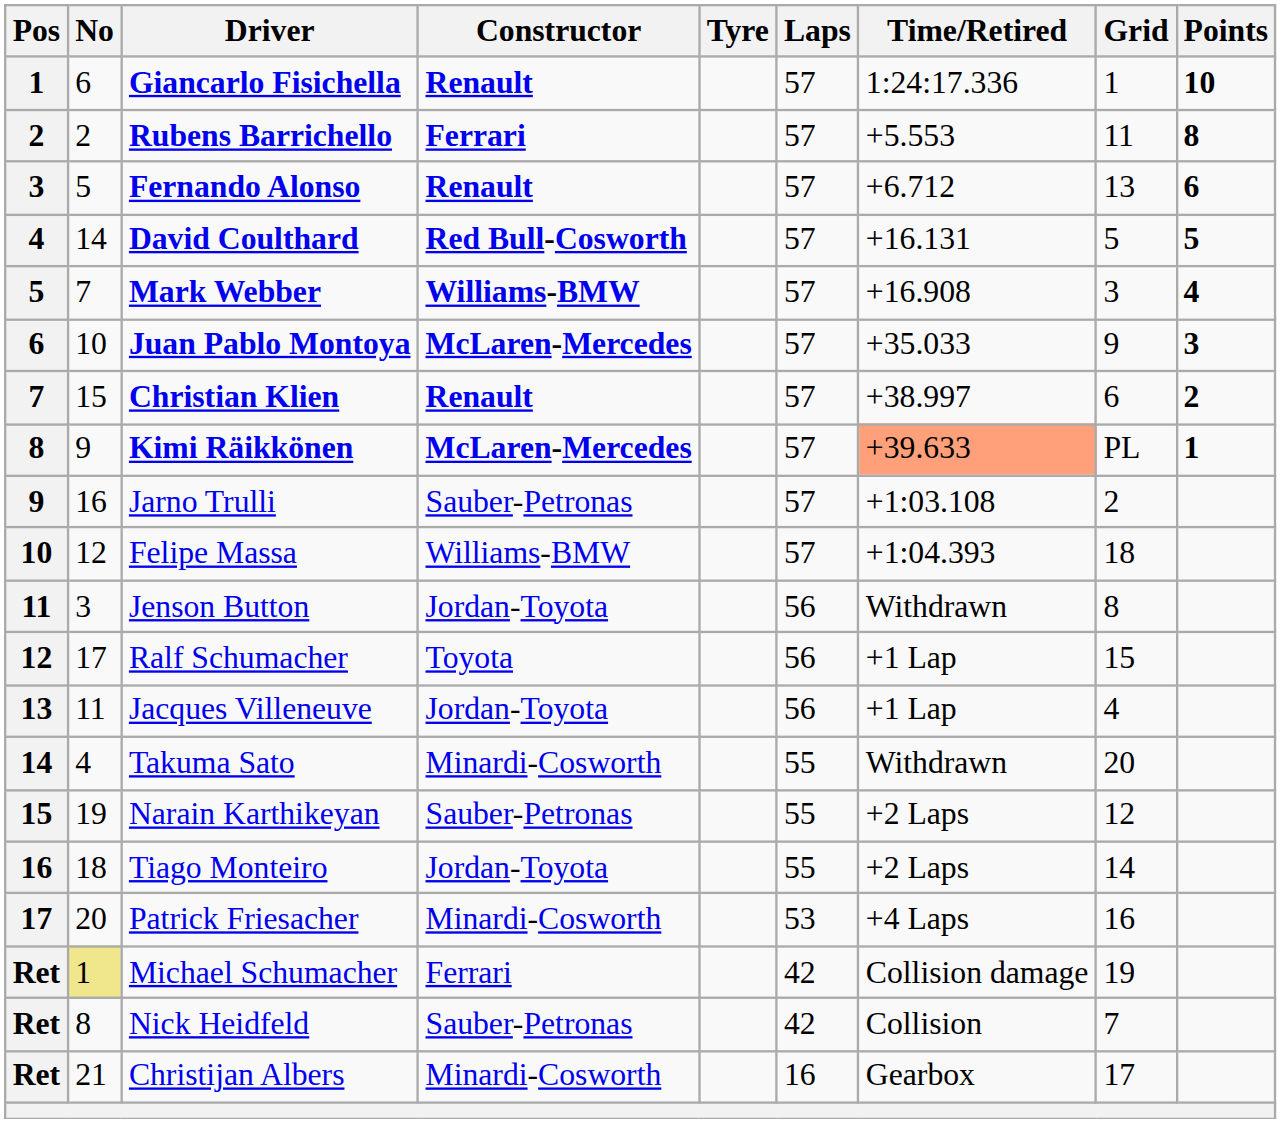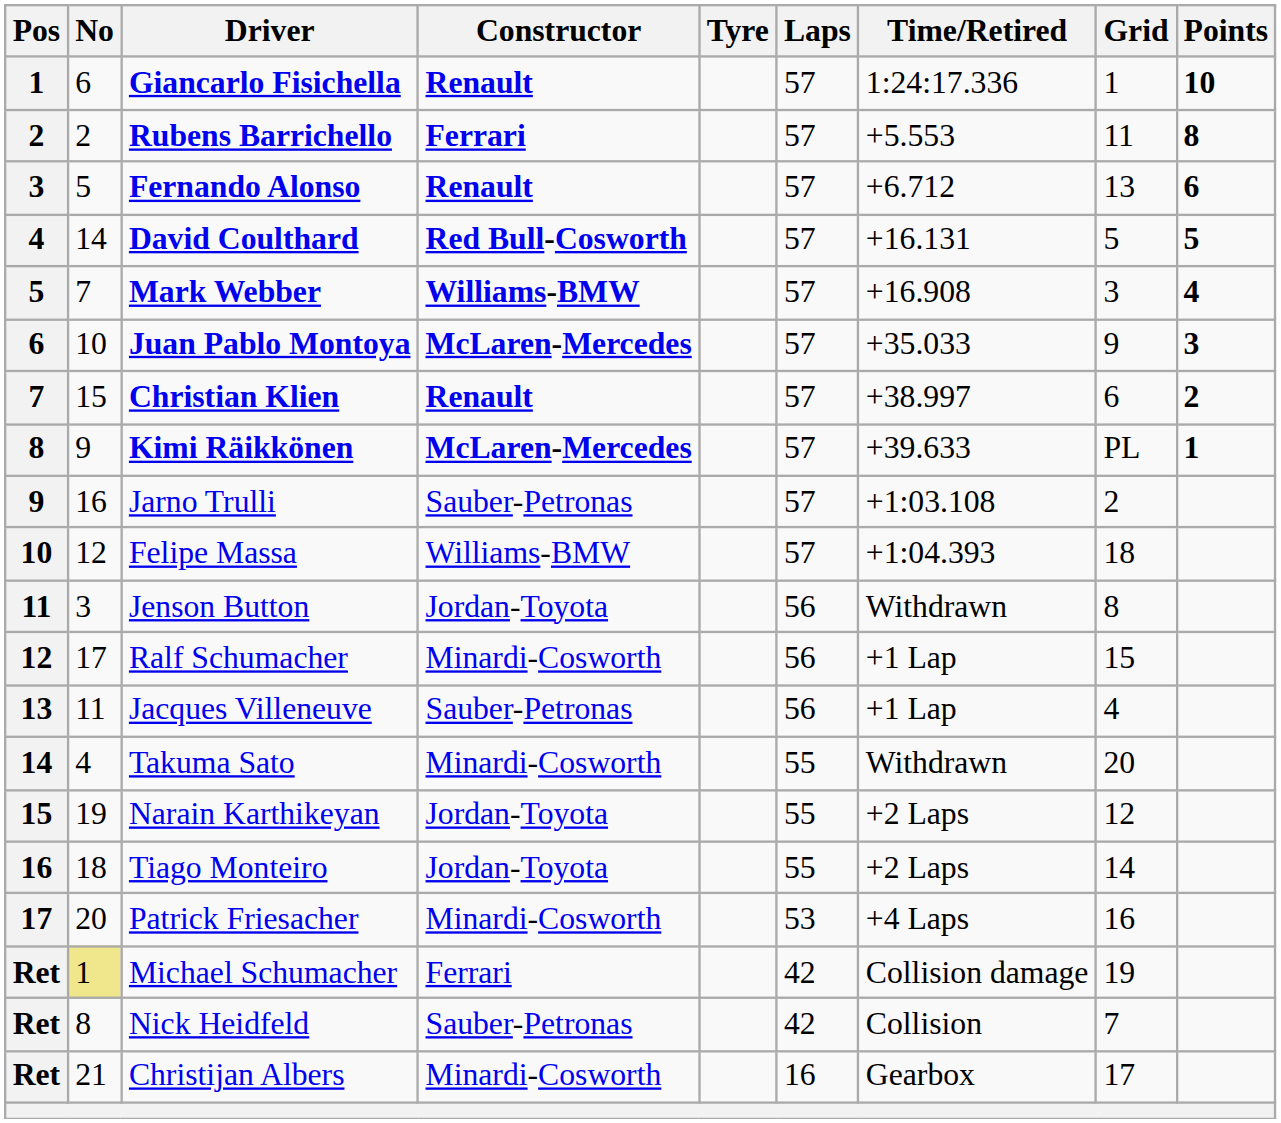(918, 448) lightsalmon background -> (918, 448) no background
(469, 657) Toyota -> (543, 657) Minardi-Cosworth
(517, 709) Jordan-Toyota -> (529, 709) Sauber-Petronas
(529, 814) Sauber-Petronas -> (517, 814) Jordan-Toyota
